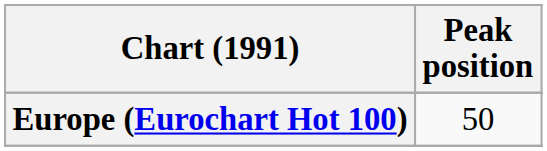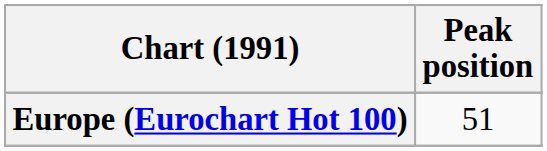(478, 118) 50 -> (478, 118) 51
